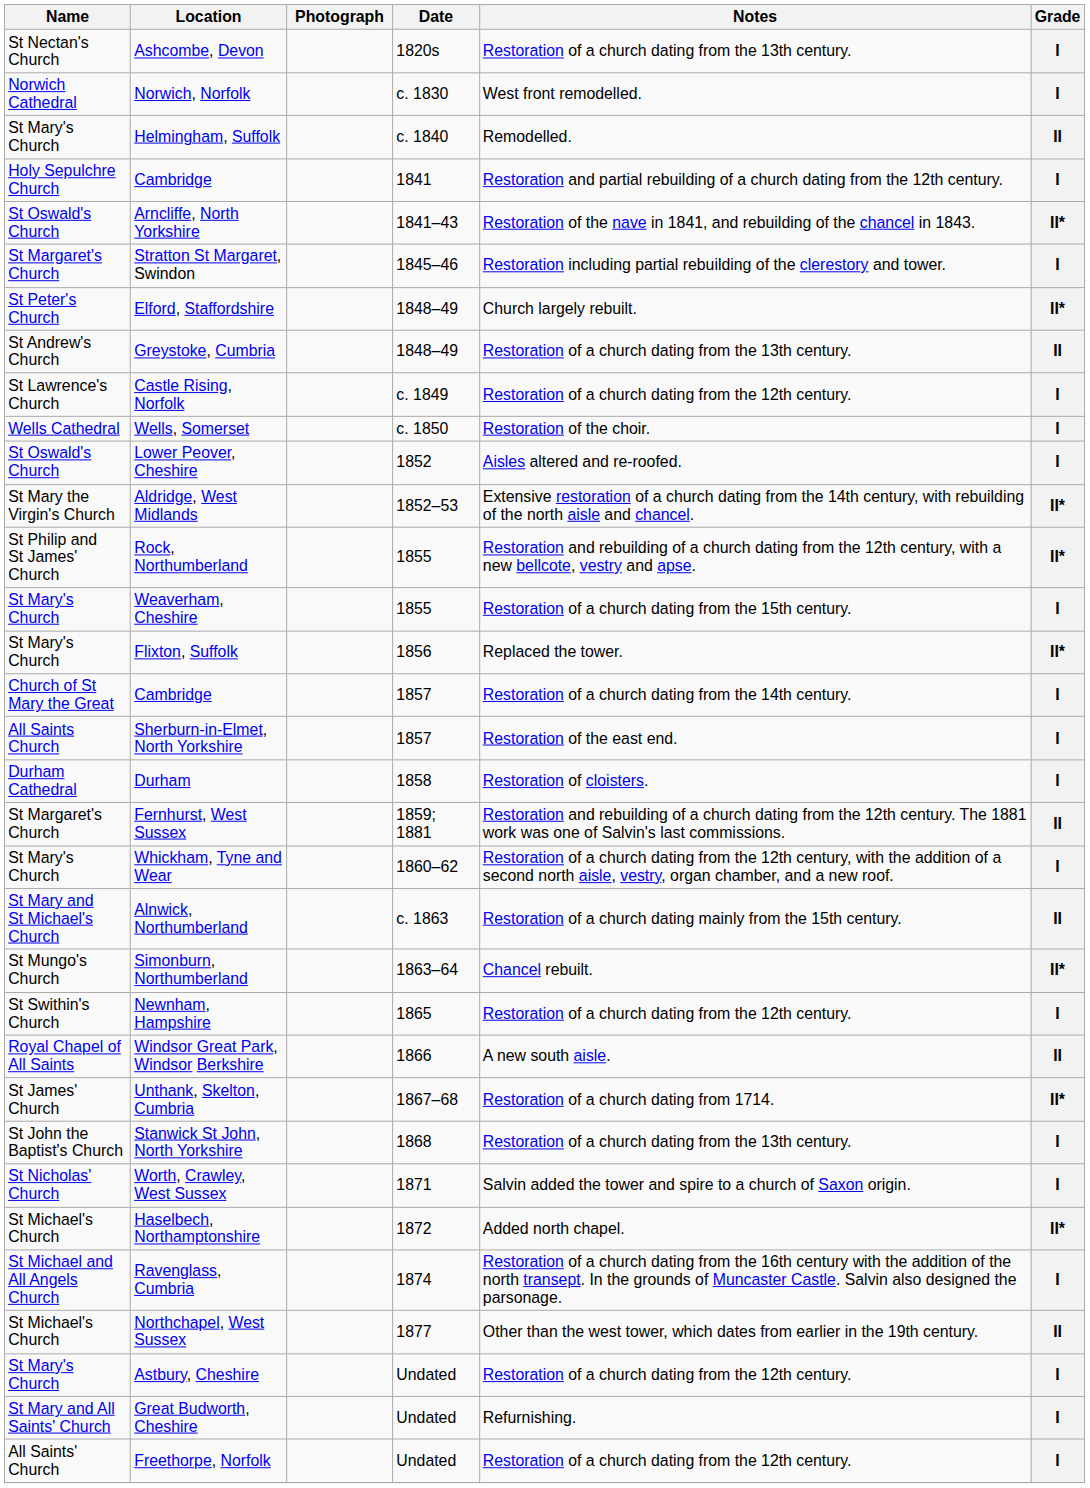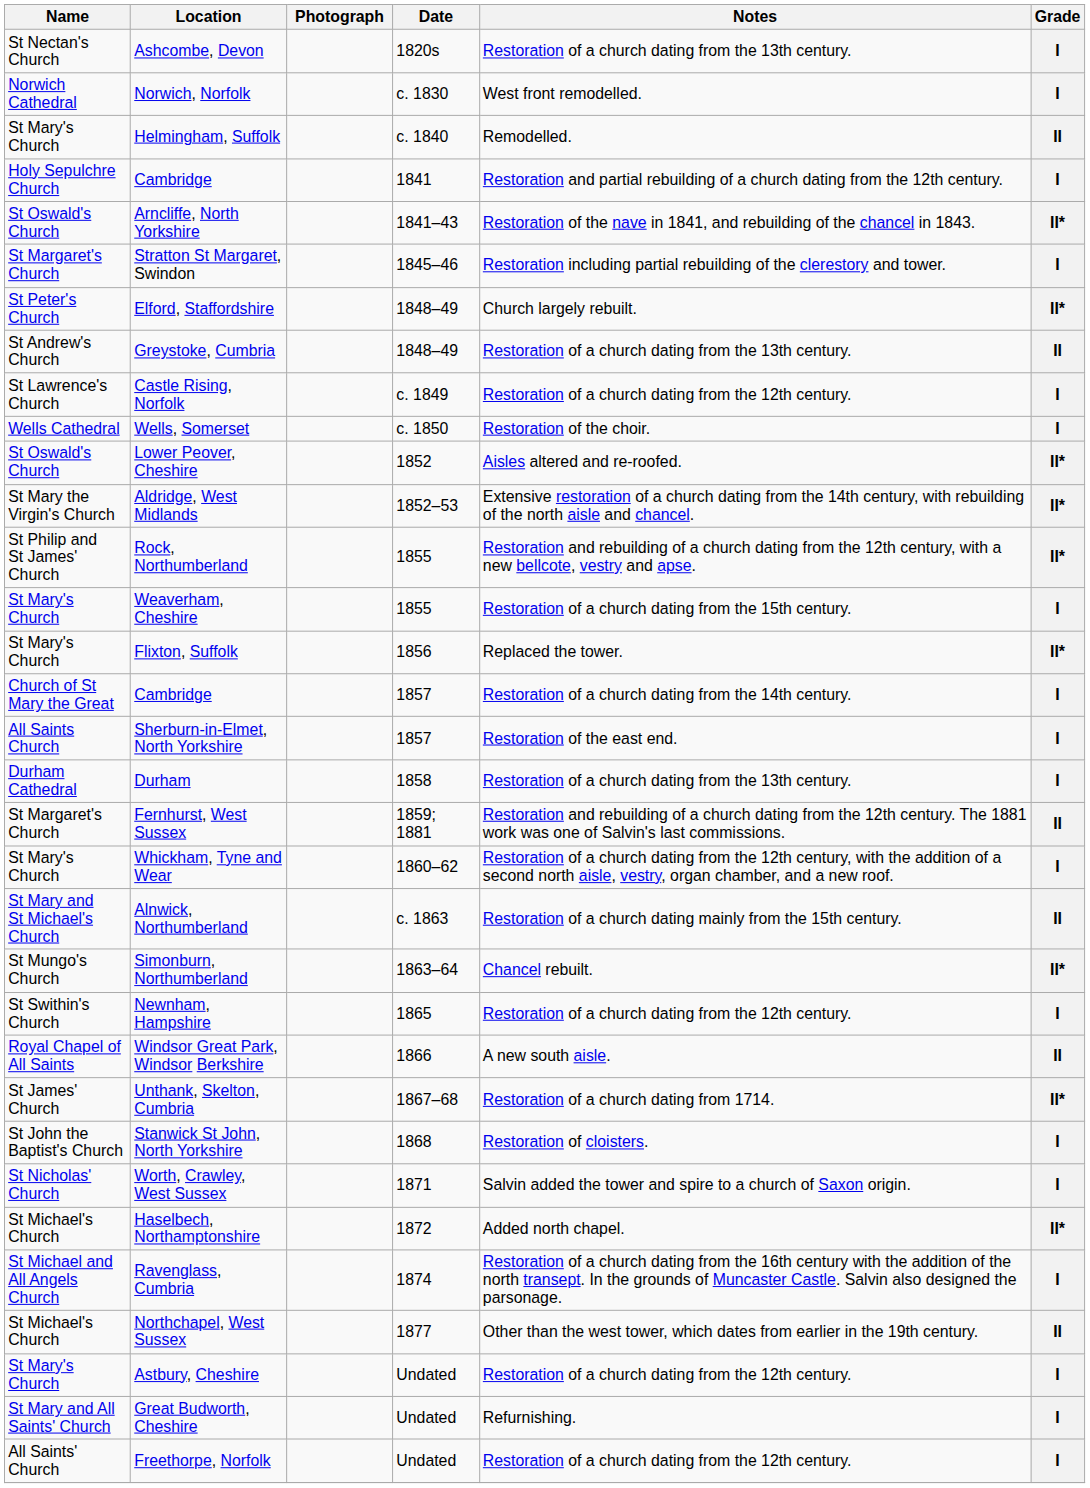(1058, 462) I -> (1058, 462) II*
(566, 781) Restoration of cloisters. -> (667, 781) Restoration of a church dating from the 13th century.
(667, 1142) Restoration of a church dating from the 13th century. -> (566, 1142) Restoration of cloisters.
